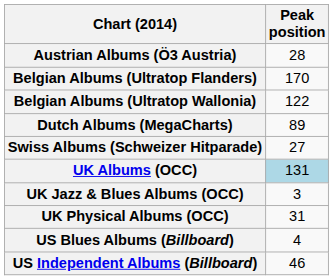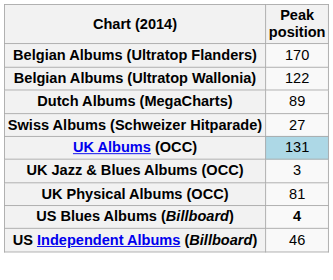- row: (135, 55)
(297, 217) 31 -> (297, 194) 81
(297, 240) normal -> (297, 217) bold
